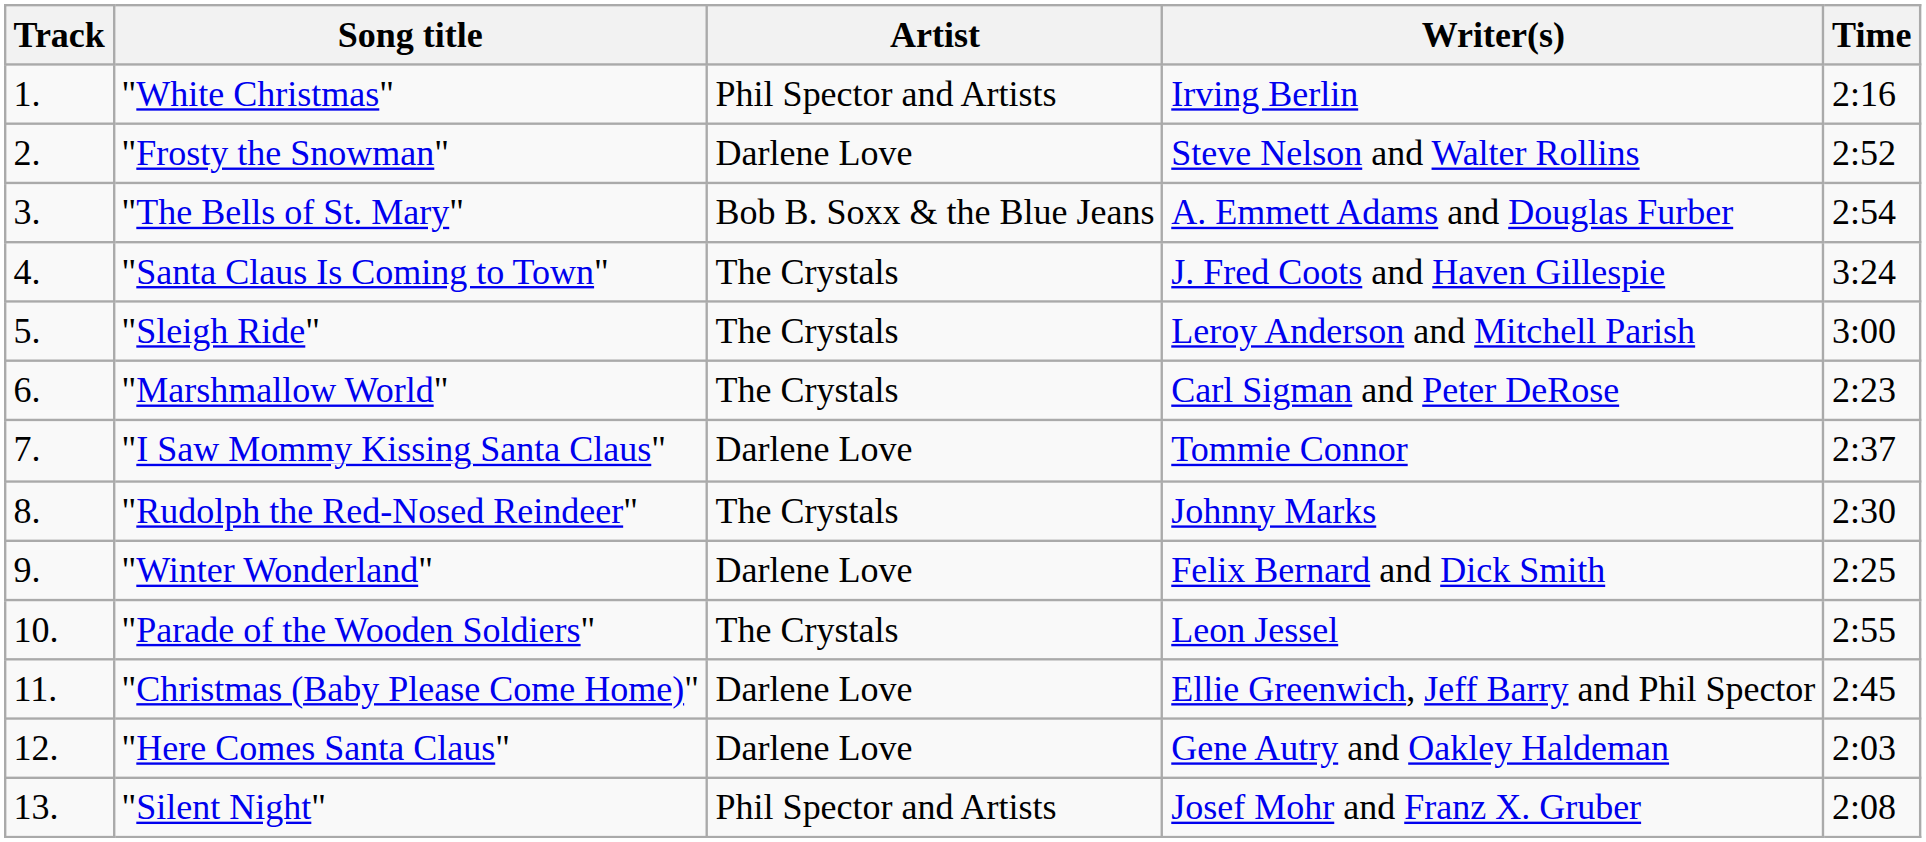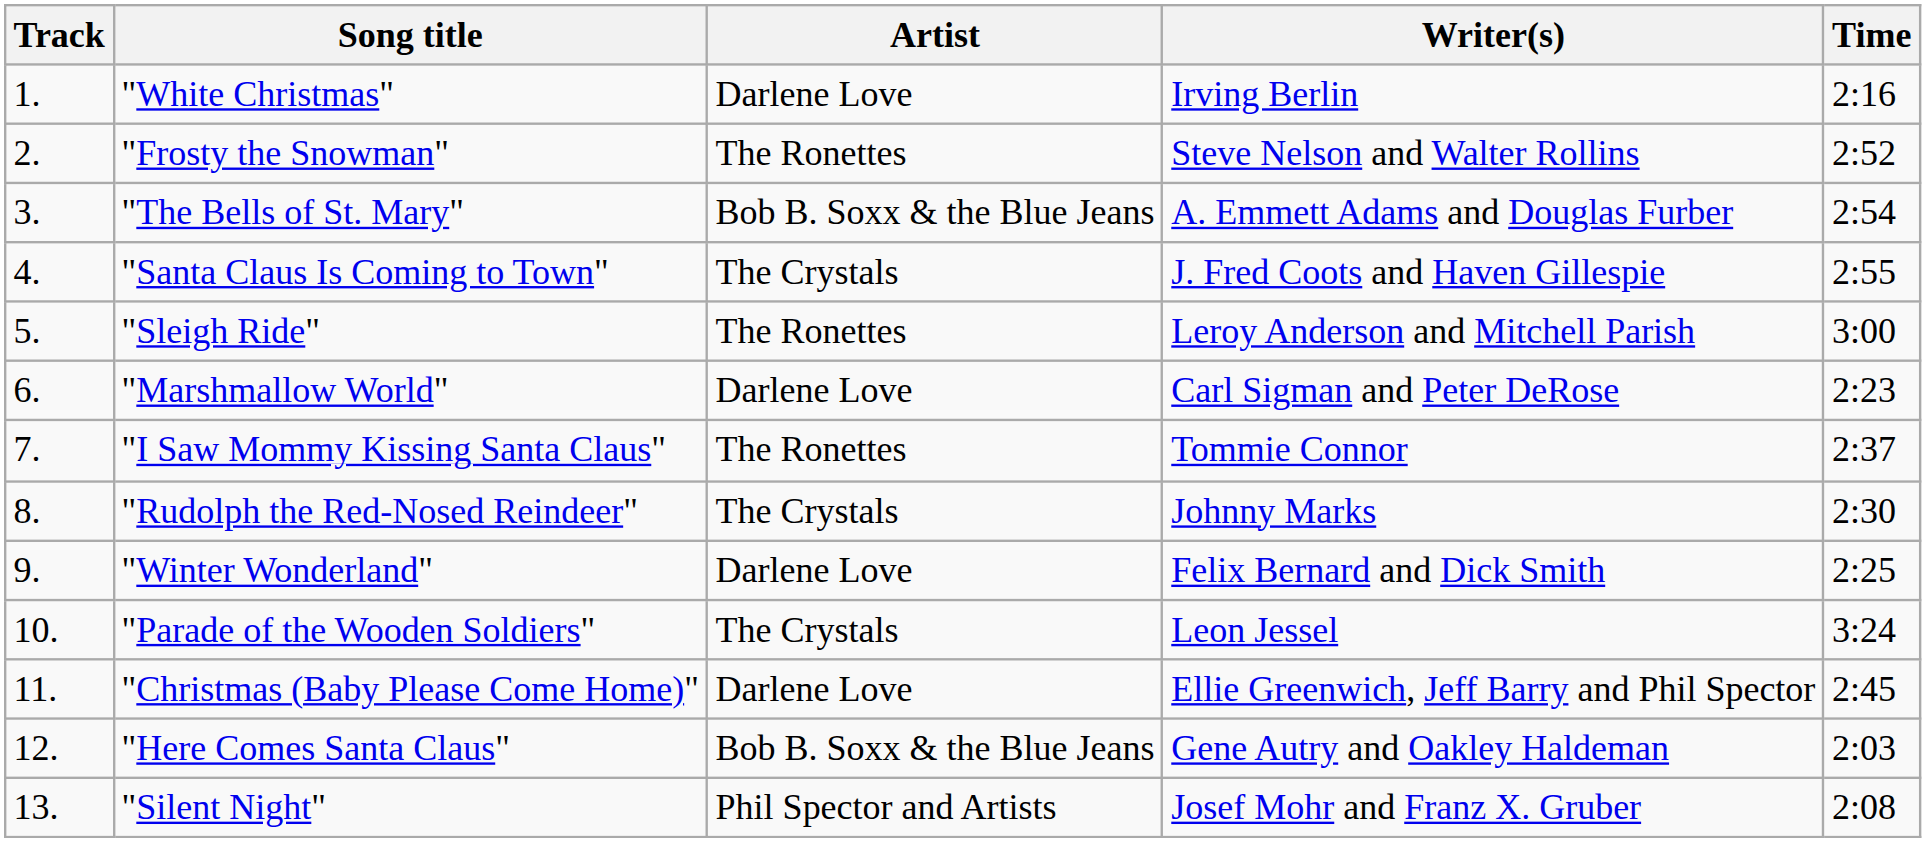(886, 93) Phil Spector and Artists -> (814, 93) Darlene Love
(814, 153) Darlene Love -> (811, 153) The Ronettes
(1864, 271) 3:24 -> (1864, 271) 2:55
(807, 331) The Crystals -> (811, 331) The Ronettes
(807, 390) The Crystals -> (814, 390) Darlene Love
(814, 450) Darlene Love -> (811, 450) The Ronettes
(1864, 628) 2:55 -> (1864, 628) 3:24
(814, 747) Darlene Love -> (935, 747) Bob B. Soxx & the Blue Jeans
